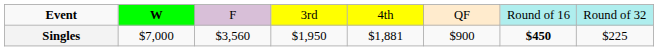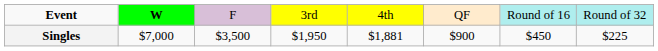(233, 35) $3,560 -> (233, 35) $3,500
(538, 35) bold -> (538, 35) normal
